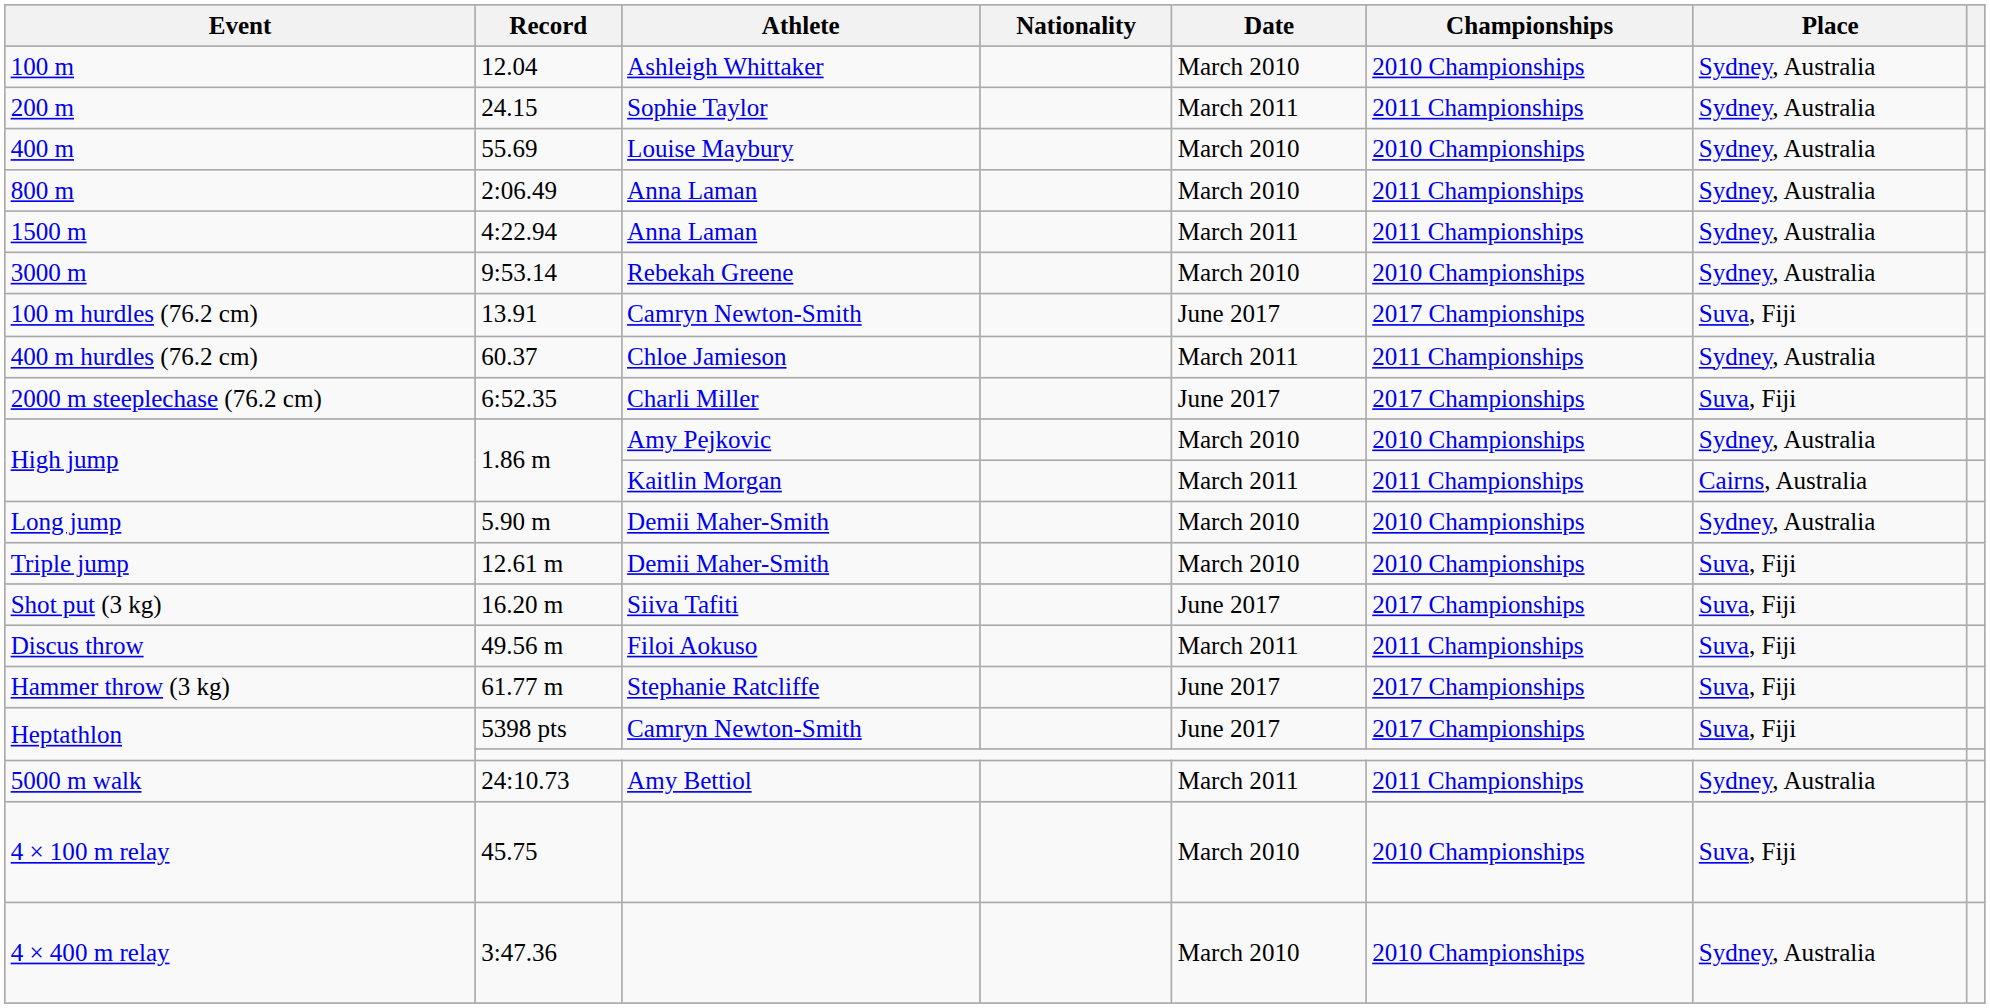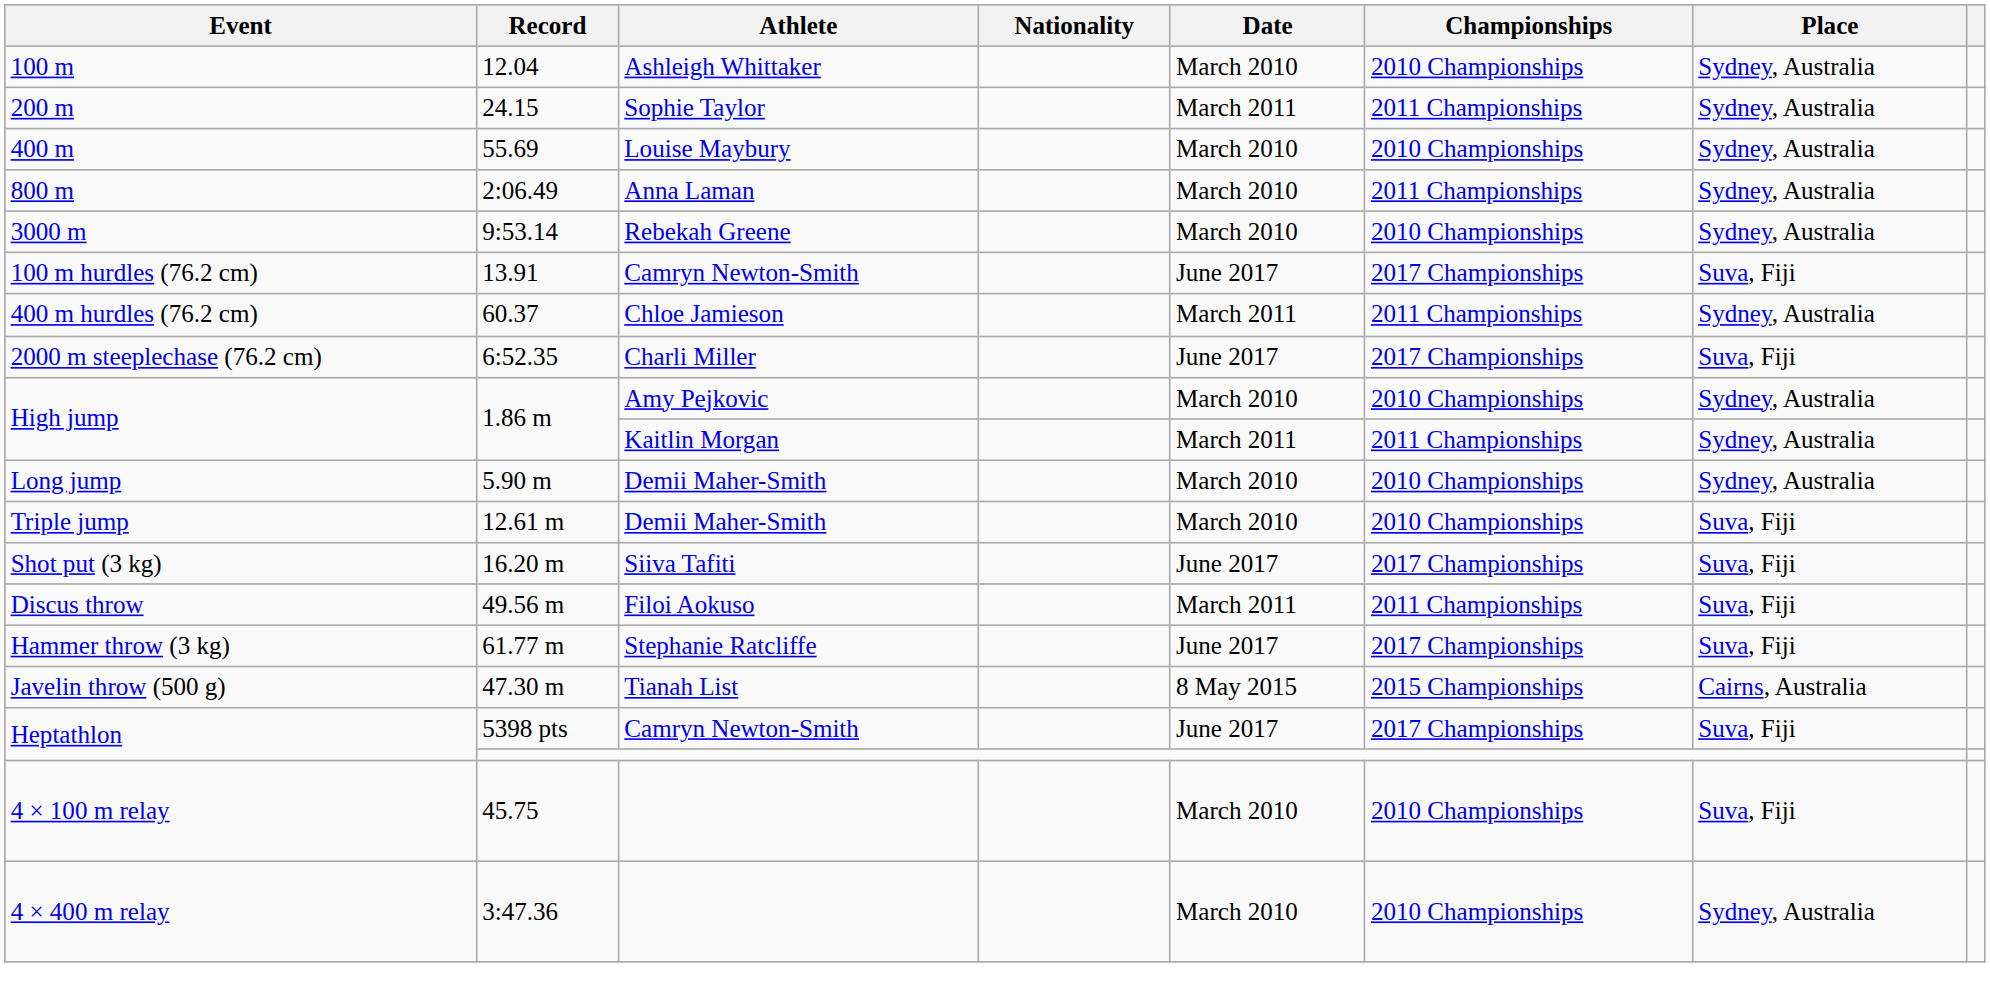- row: (49, 232)
(1783, 480) Cairns, Australia -> (1787, 438) Sydney, Australia
+ row: (118, 687)
- row: (76, 781)
